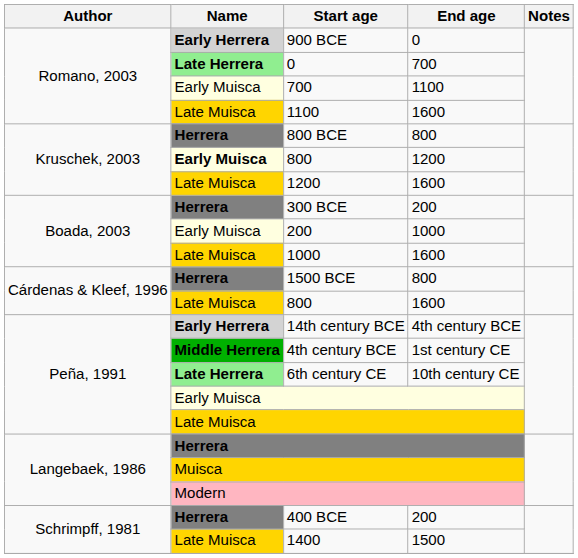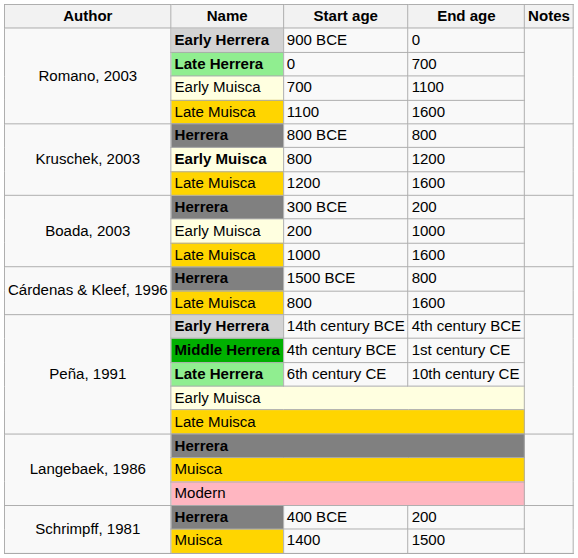(215, 541) Late Muisca -> (198, 541) Muisca
